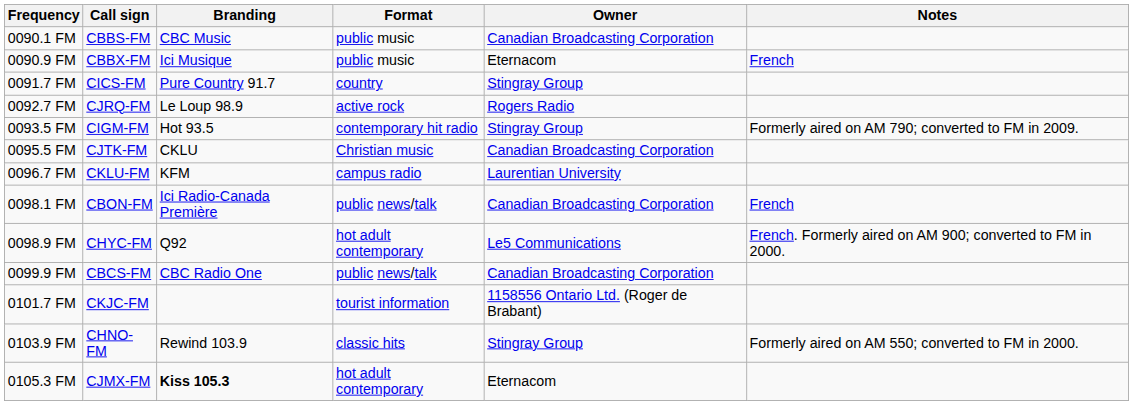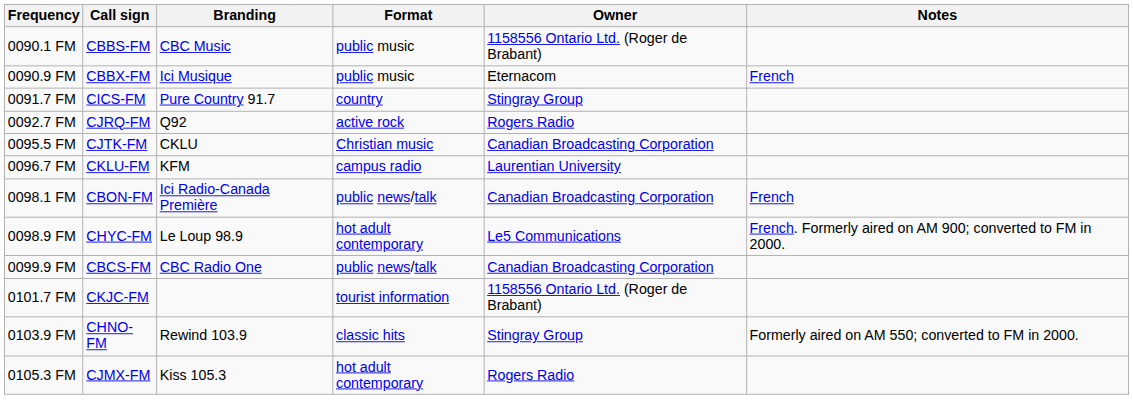(600, 38) Canadian Broadcasting Corporation -> (587, 46) 1158556 Ontario Ltd. (Roger de Brabant)
(201, 106) Le Loup 98.9 -> (173, 122) Q92
- row: (42, 128)
(173, 243) Q92 -> (201, 236) Le Loup 98.9
(195, 381) bold -> (193, 374) normal
(522, 381) Eternacom -> (531, 374) Rogers Radio
